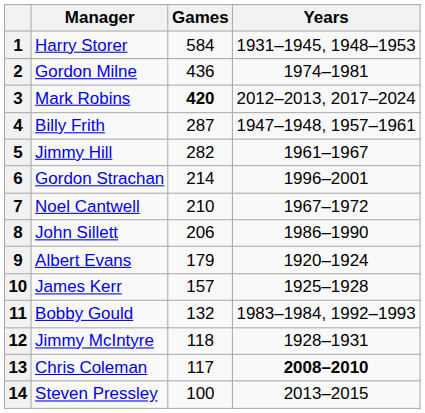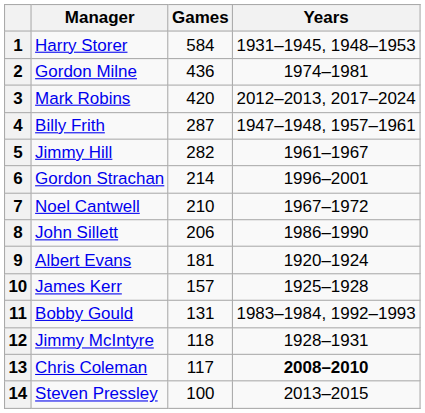(200, 98) bold -> (200, 98) normal
(200, 260) 179 -> (200, 260) 181
(200, 313) 132 -> (200, 313) 131
